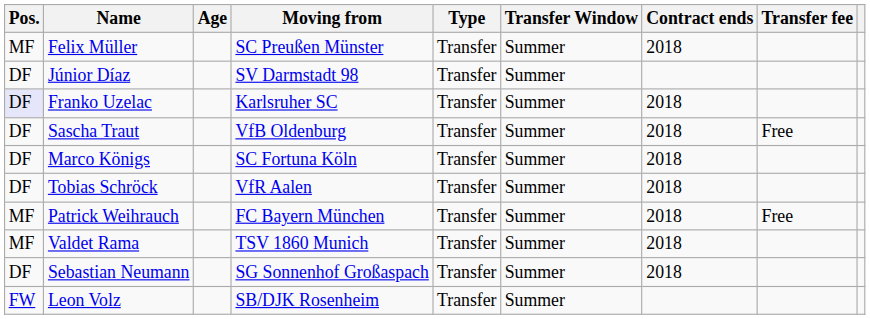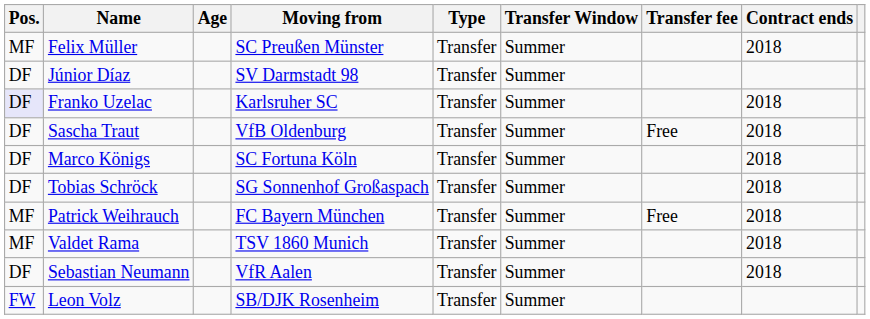columns swapped: (700, 18) <-> (807, 18)
(274, 187) VfR Aalen -> (332, 187) SG Sonnenhof Großaspach
(332, 272) SG Sonnenhof Großaspach -> (274, 272) VfR Aalen
